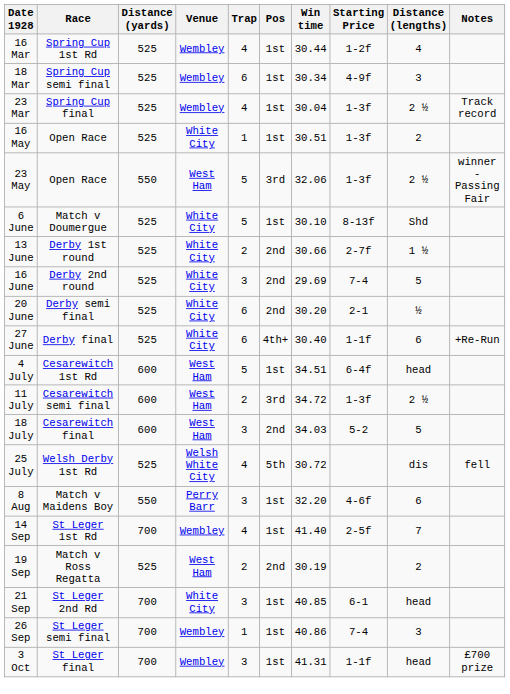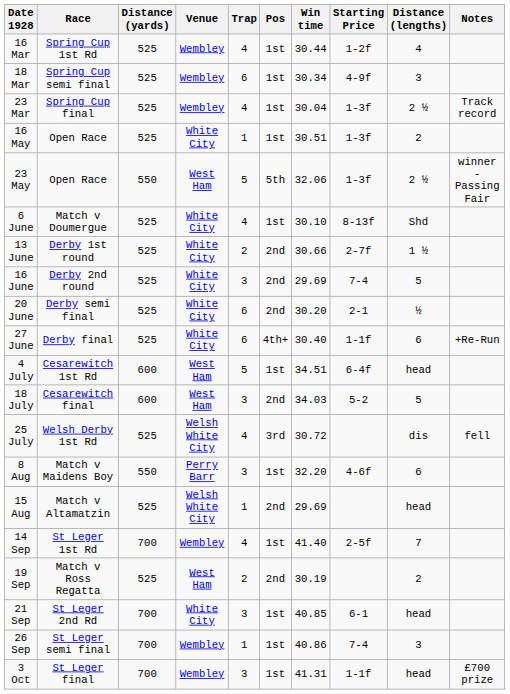(275, 180) 3rd -> (275, 180) 5th
(244, 222) 5 -> (244, 222) 4
- row: (21, 400)
(275, 465) 5th -> (275, 436) 3rd
+ row: (21, 507)
